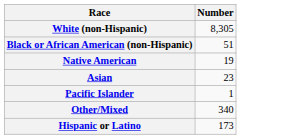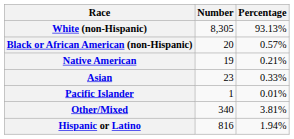+ column: (262, 12)
(229, 45) 51 -> (229, 45) 20
(226, 126) 173 -> (226, 126) 816
